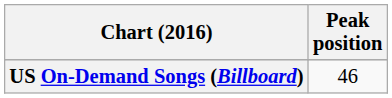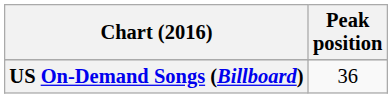(348, 76) 46 -> (348, 76) 36
